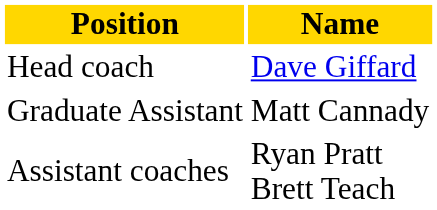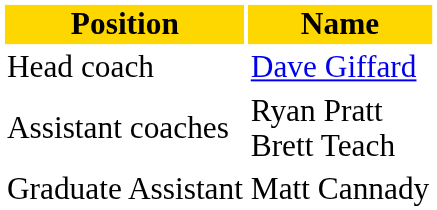rows swapped: (118, 171) <-> (125, 110)
